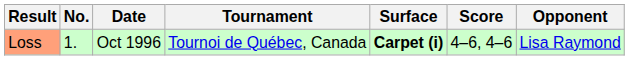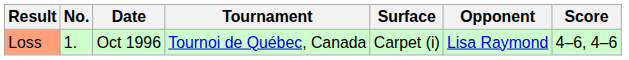columns swapped: (570, 17) <-> (481, 17)
(408, 42) bold -> (407, 42) normal
